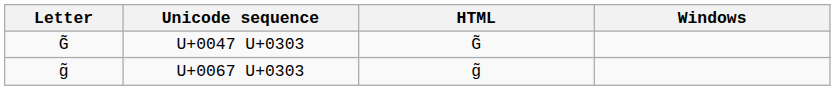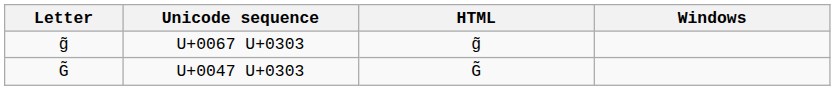rows swapped: (240, 45) <-> (240, 71)
